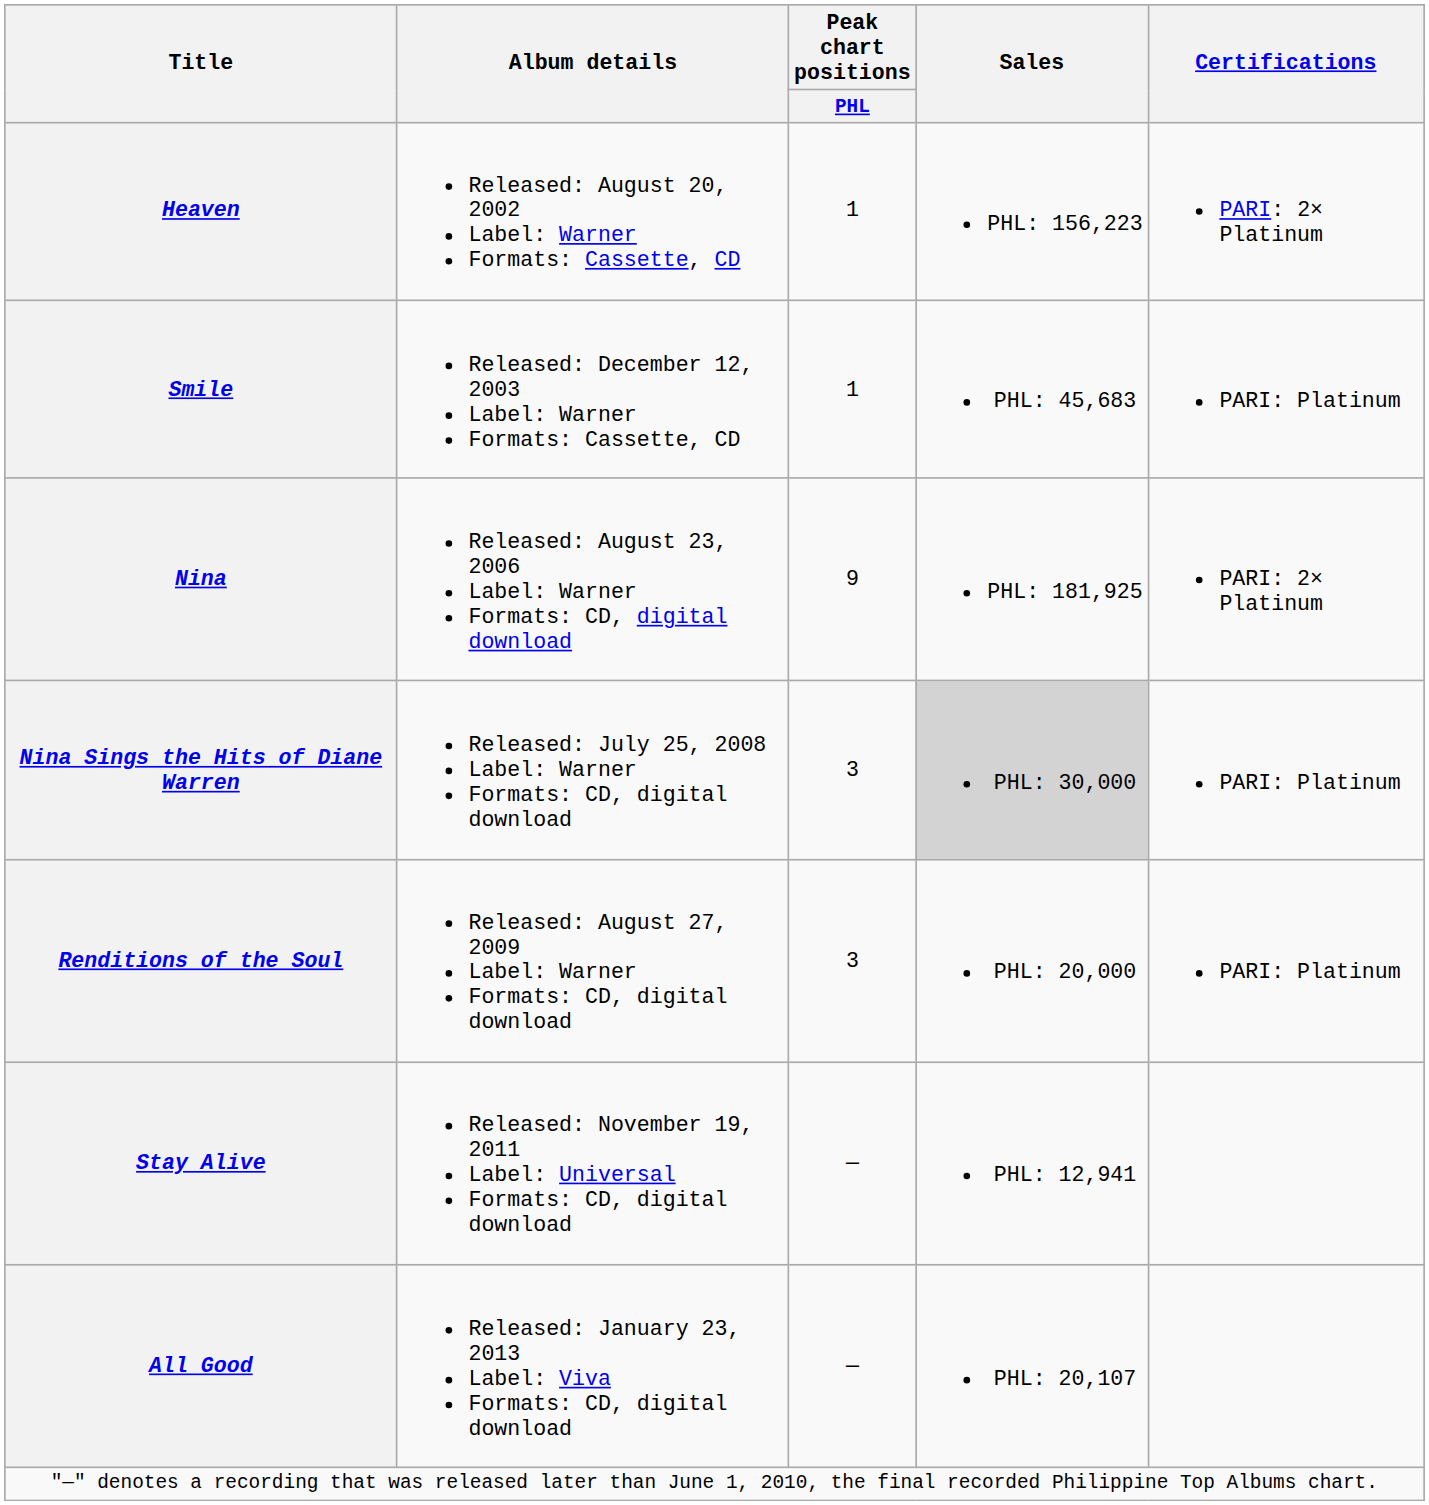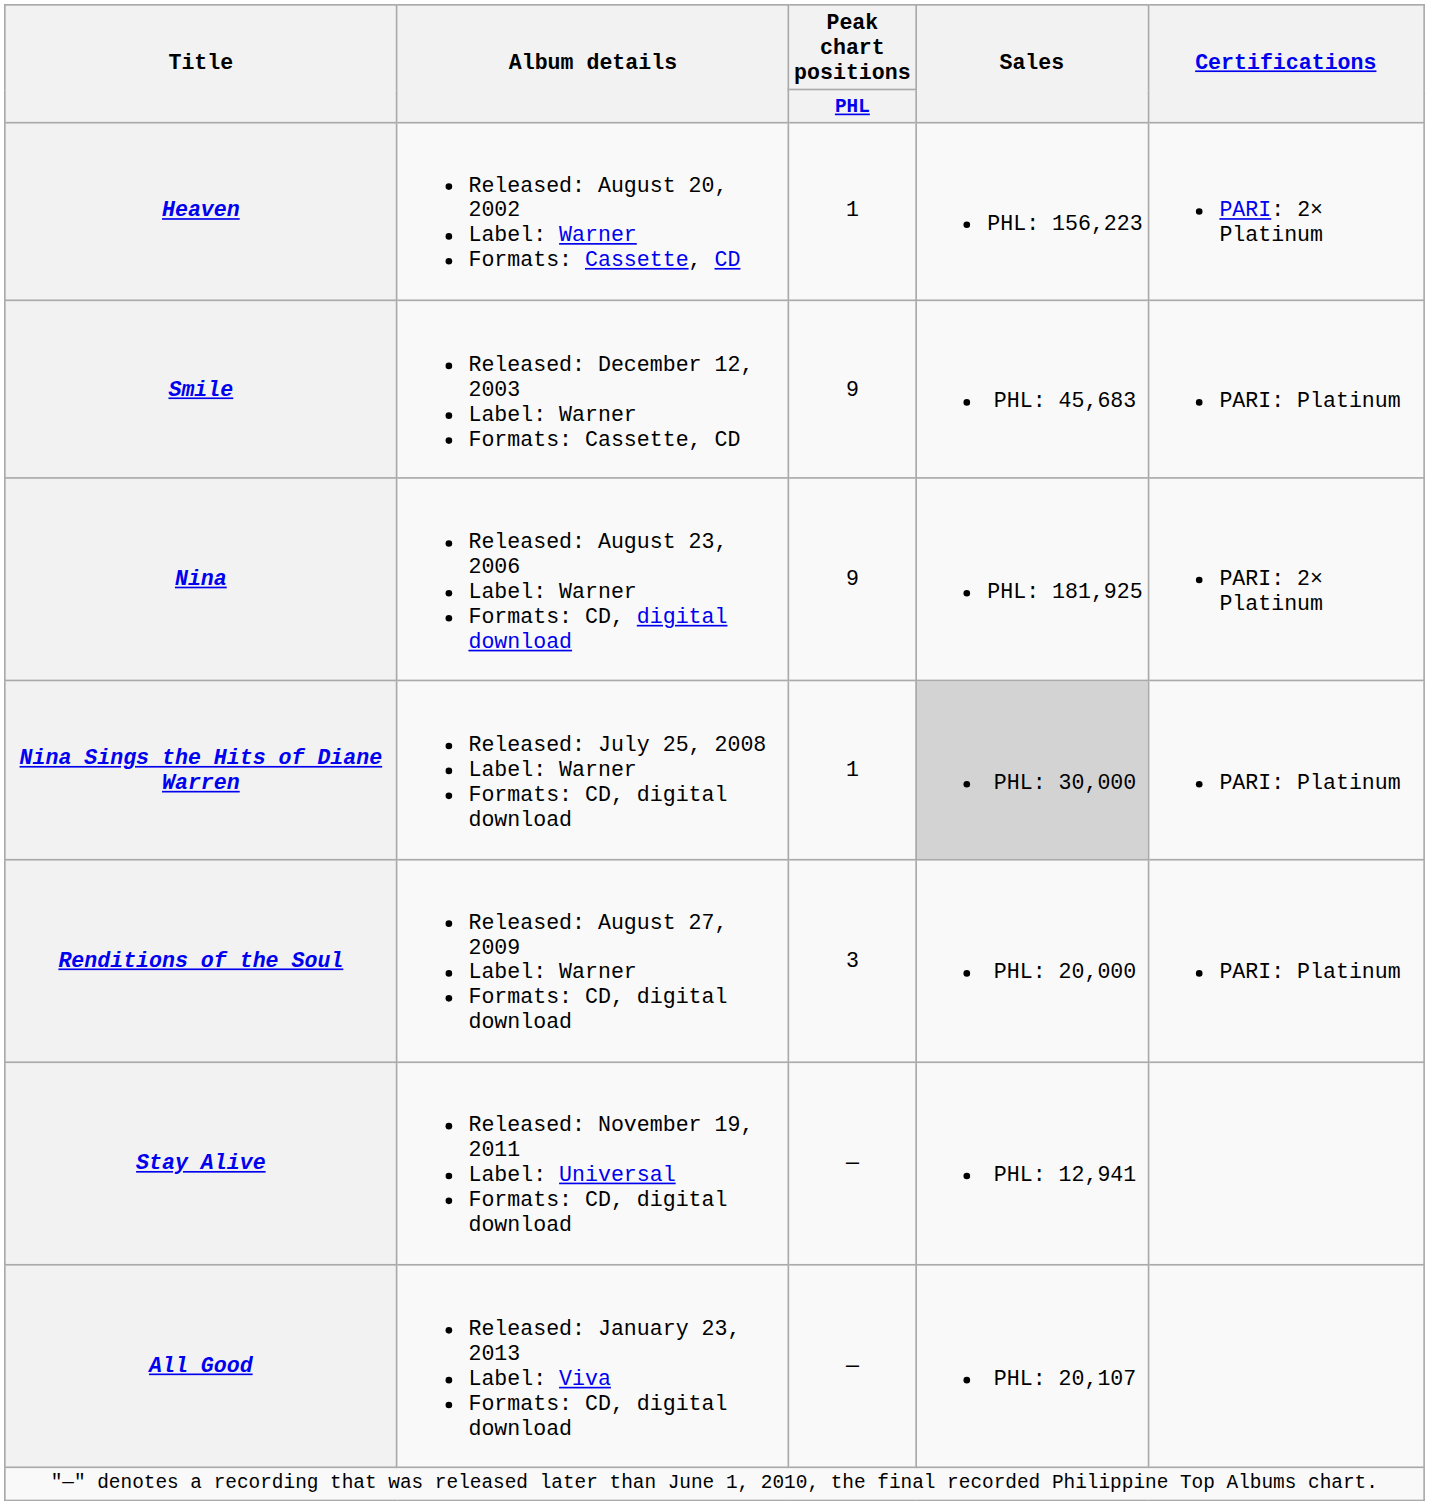(852, 389) 1 -> (852, 389) 9
(852, 770) 3 -> (852, 770) 1
